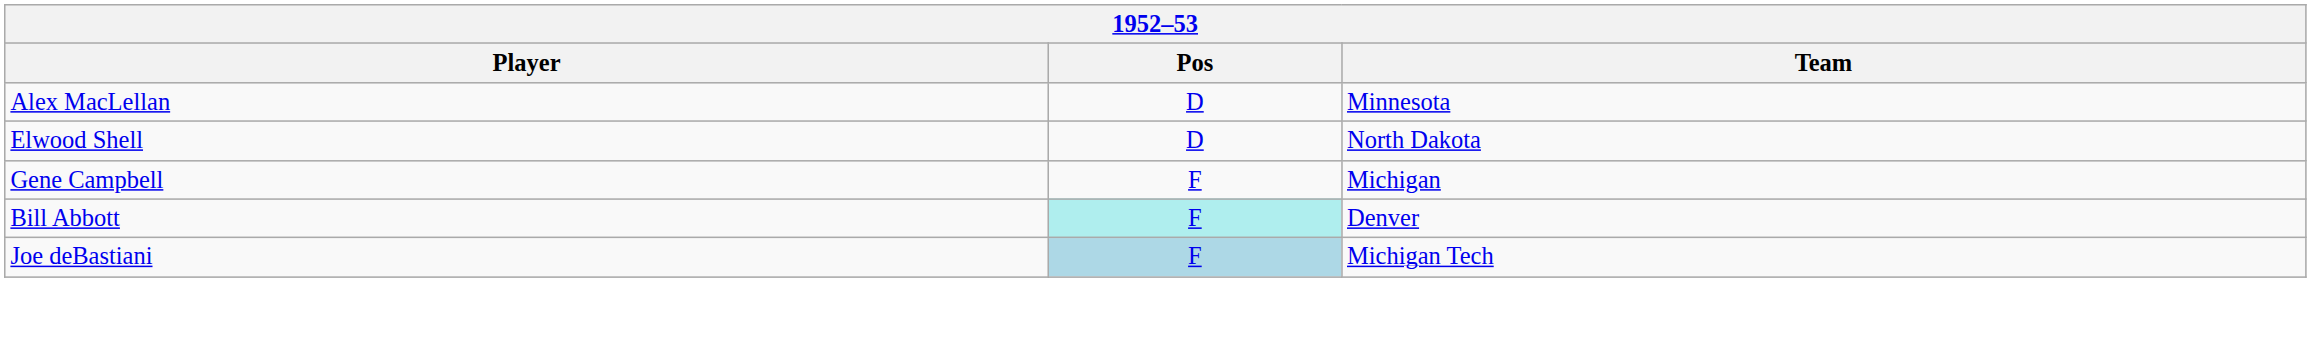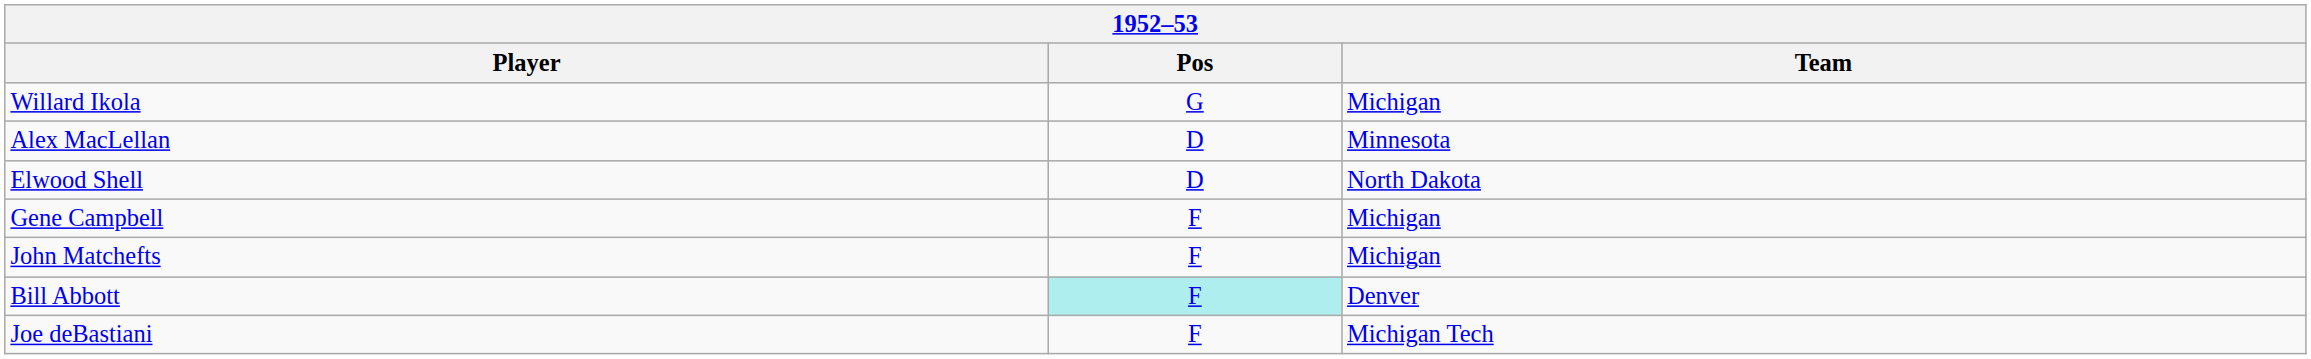+ row: (76, 101)
+ row: (86, 256)
(1195, 256) lightblue background -> (1195, 334) no background
